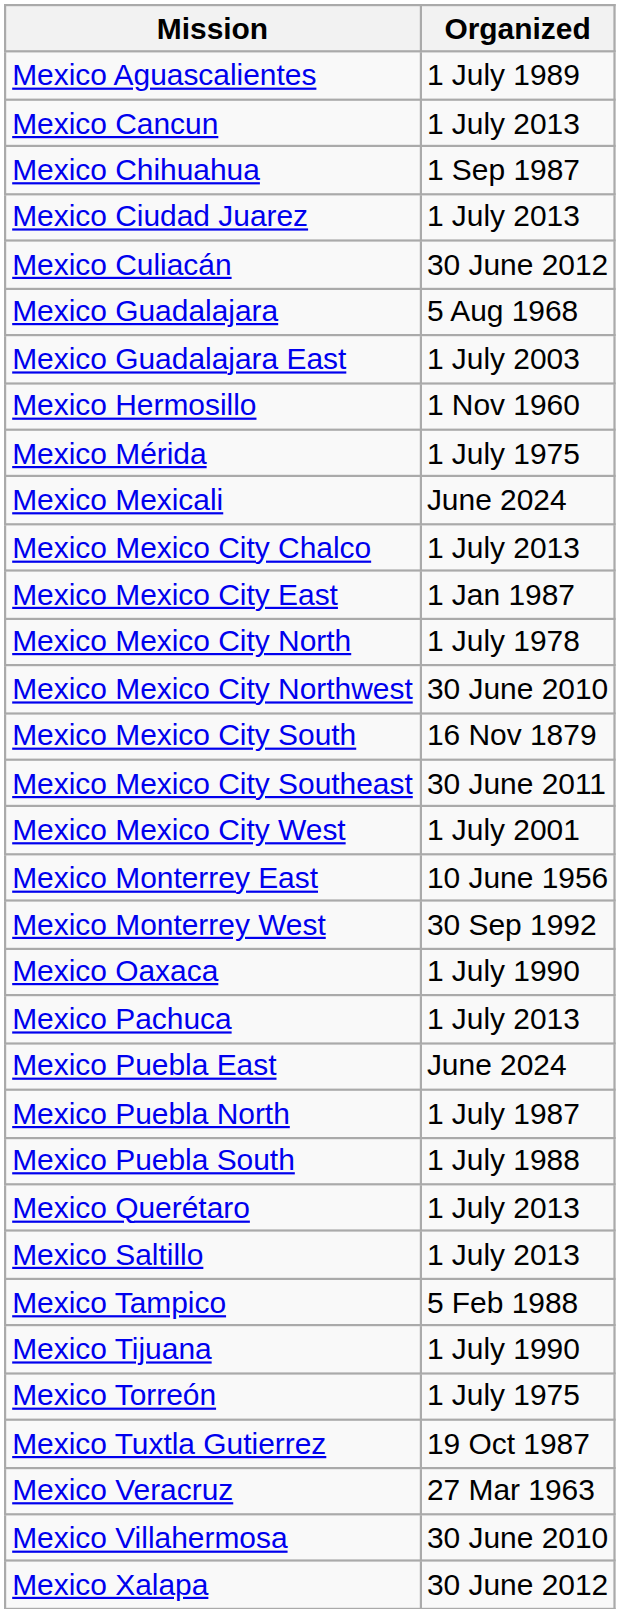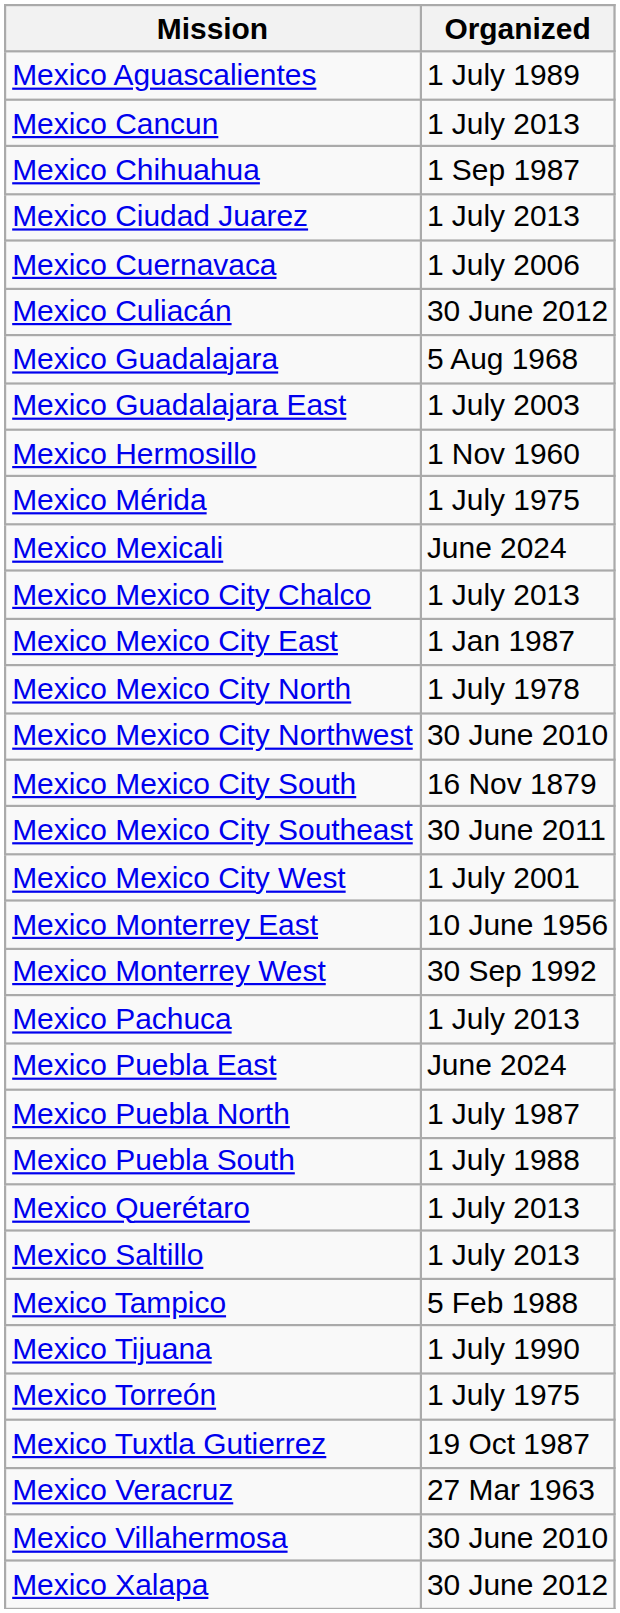+ row: (144, 264)
- row: (115, 972)
